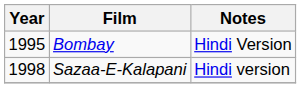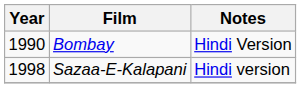(27, 44) 1995 -> (27, 44) 1990
